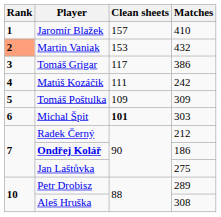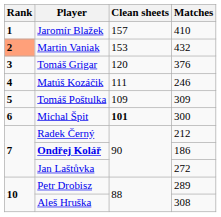(119, 64) 117 -> (119, 64) 120
(182, 64) 386 -> (182, 64) 376
(182, 82) 242 -> (182, 82) 246
(182, 116) 303 -> (182, 116) 300
(182, 168) 275 -> (182, 168) 272
